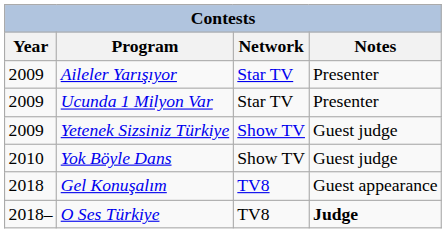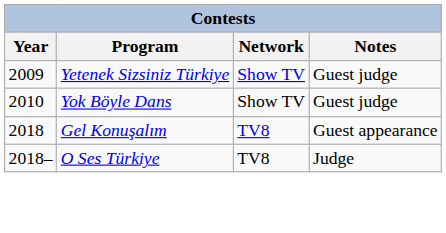- row: (119, 74)
- row: (137, 102)
(336, 213) bold -> (334, 158) normal
